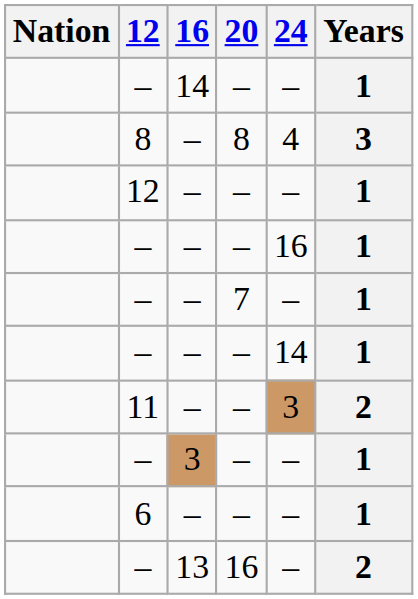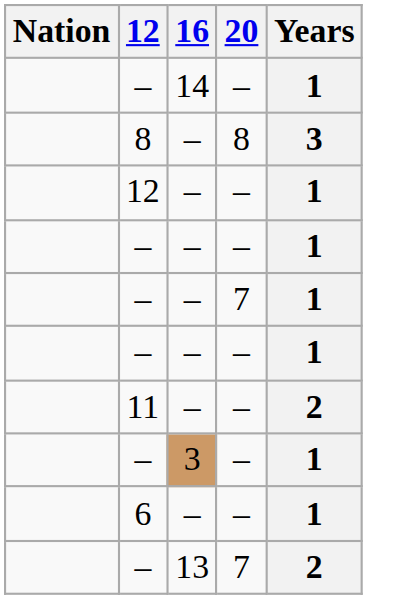- column: (291, 31)
(241, 566) 16 -> (241, 566) 7
